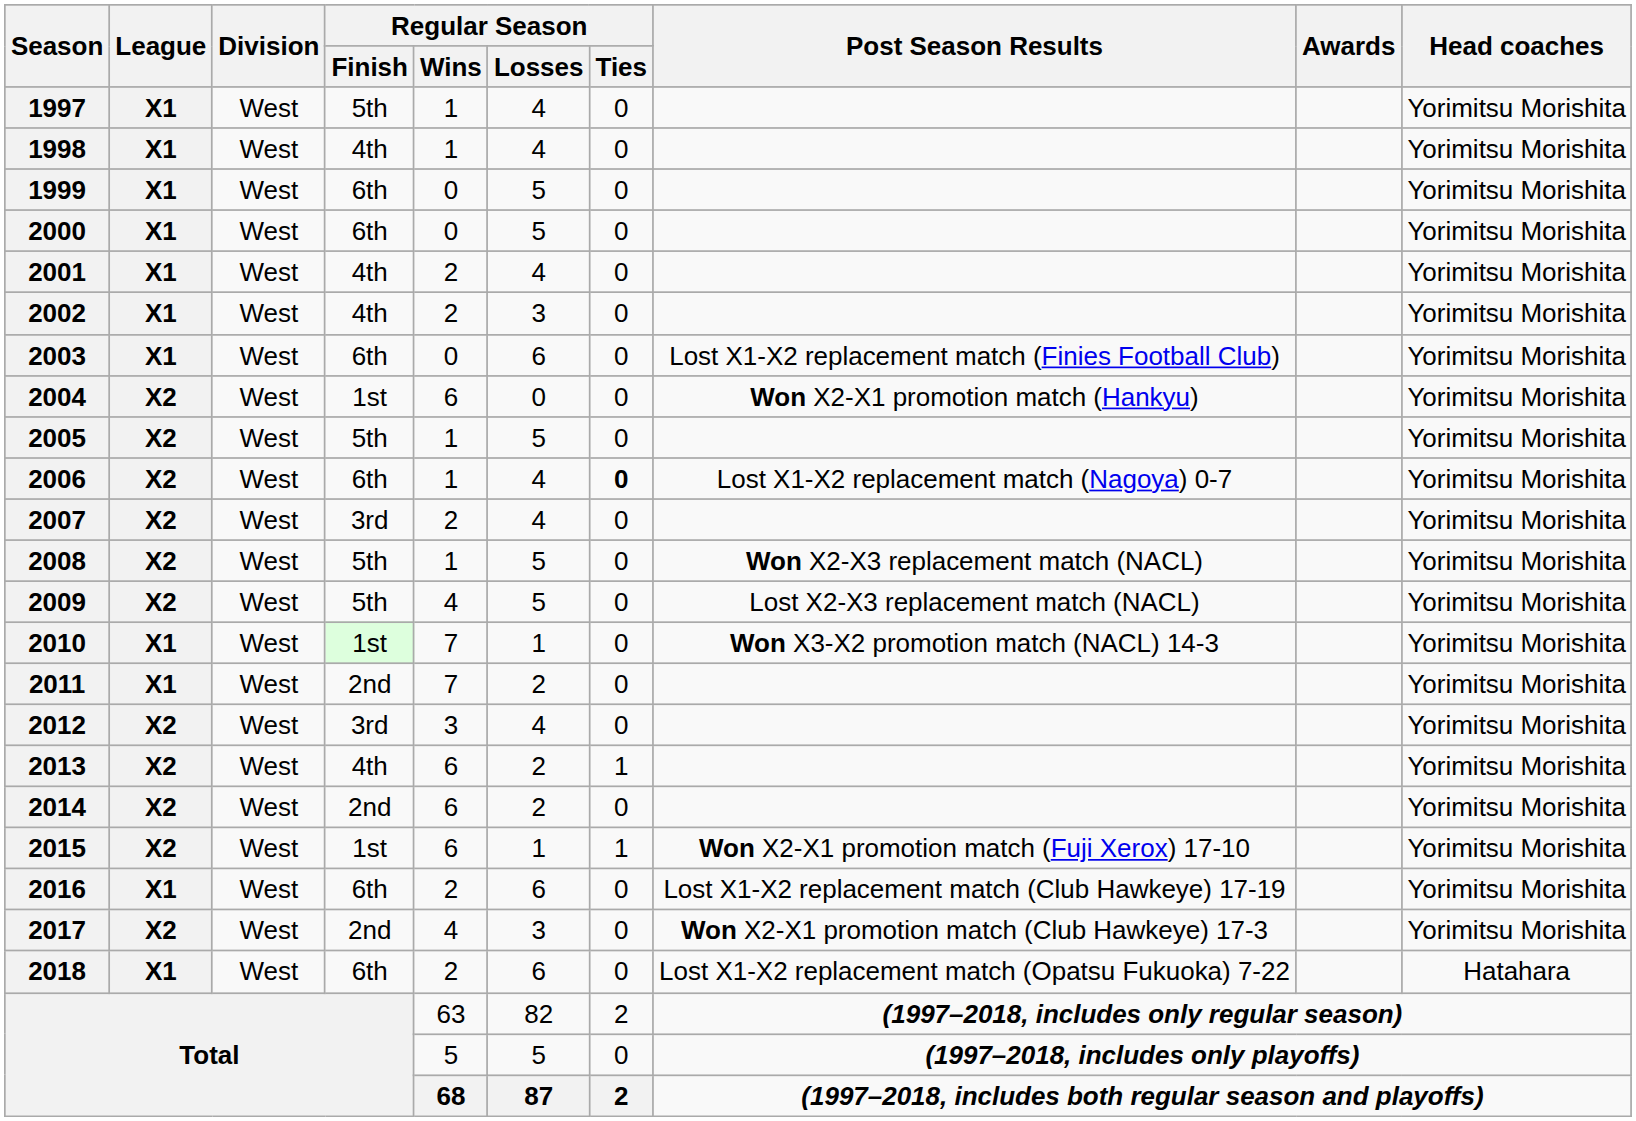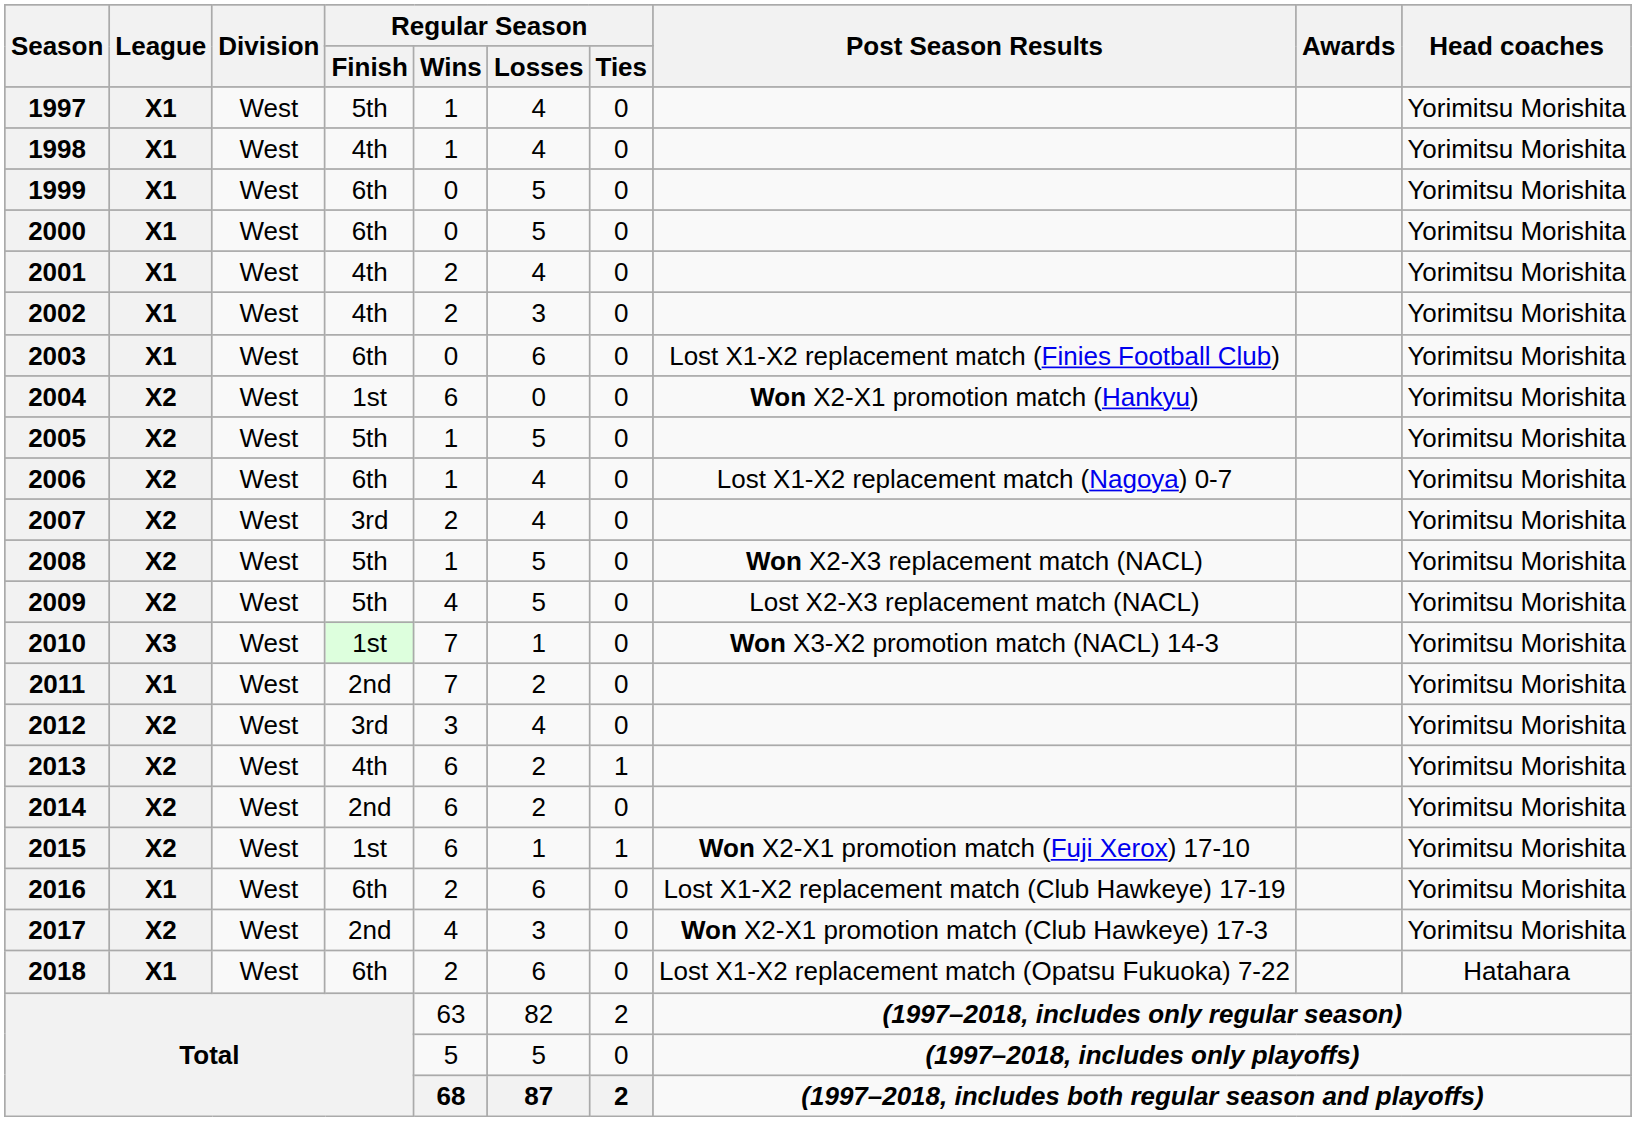(621, 478) bold -> (621, 478) normal
(161, 643) X1 -> (161, 643) X3
